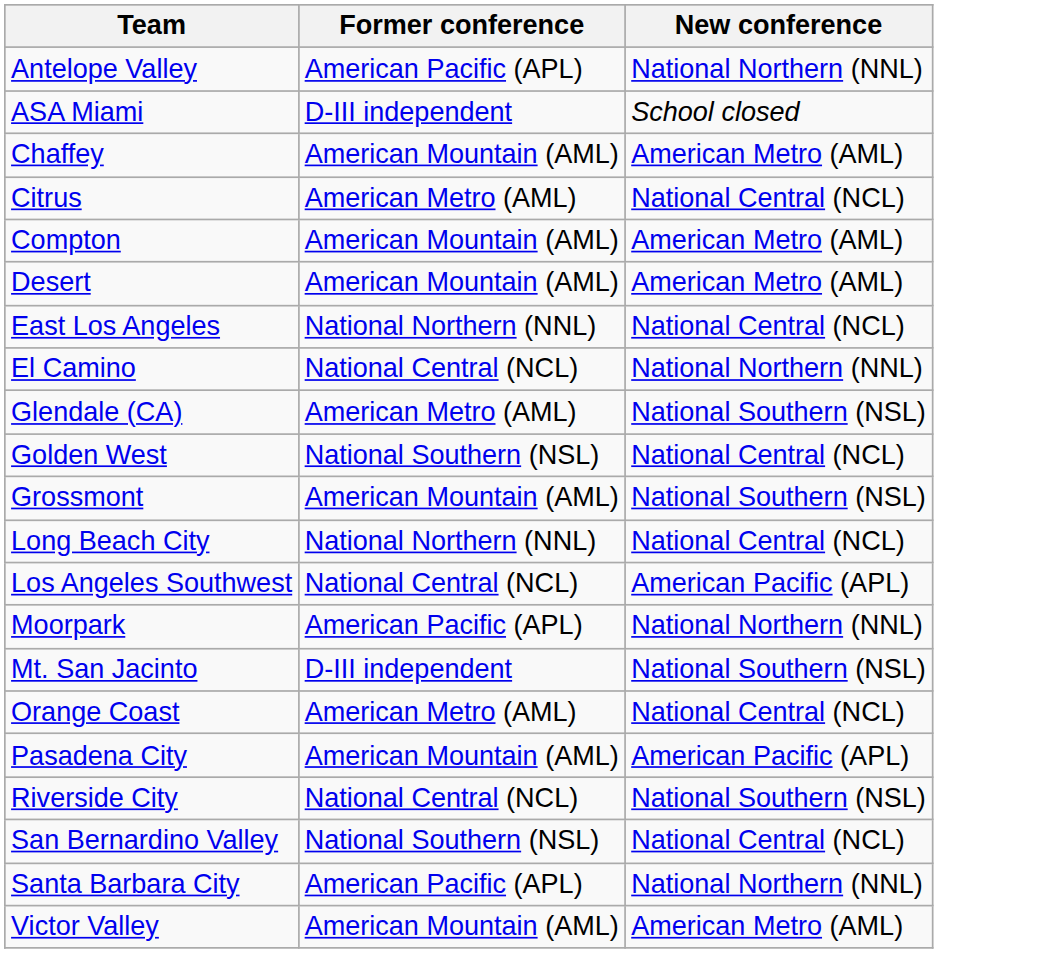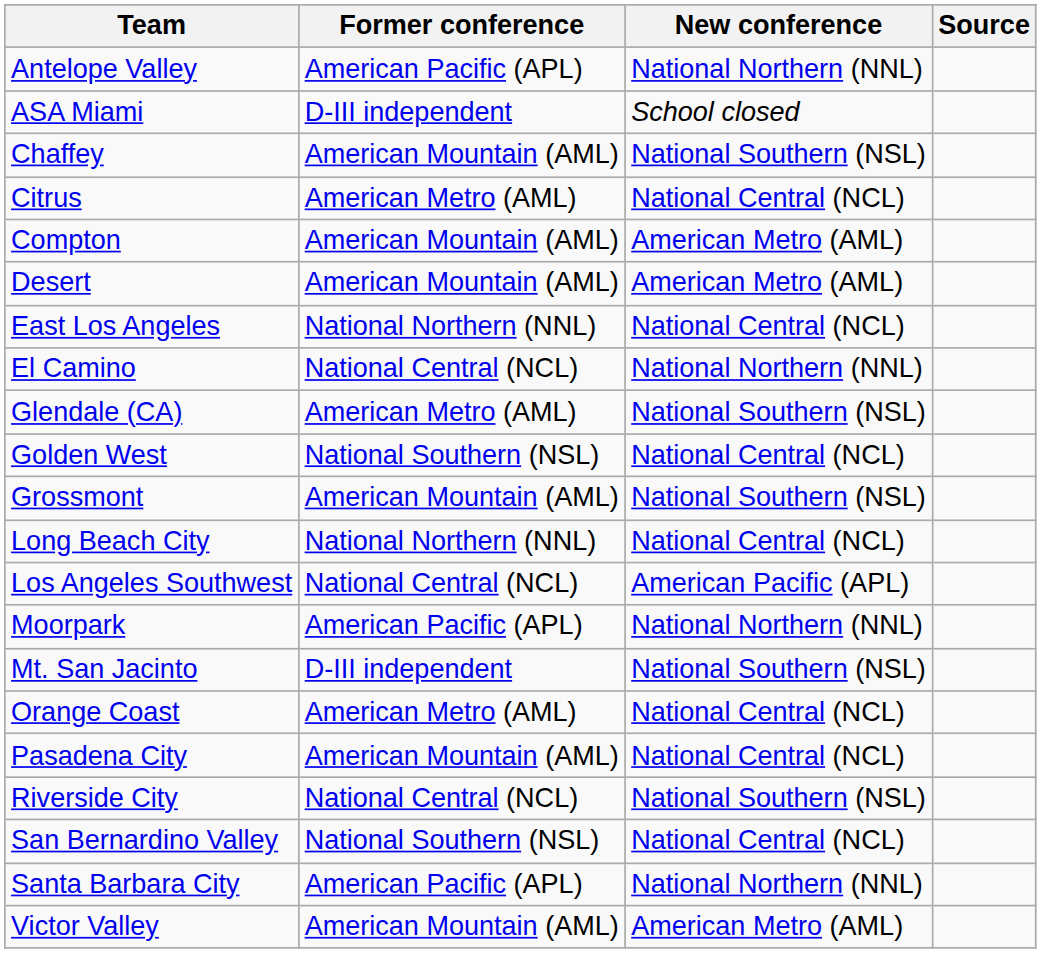+ column: (984, 25)
(767, 154) American Metro (AML) -> (779, 154) National Southern (NSL)
(770, 754) American Pacific (APL) -> (768, 754) National Central (NCL)
